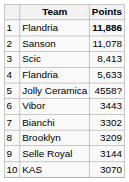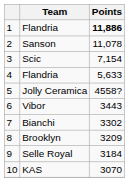(110, 59) 8,413 -> (110, 59) 7,154
(111, 153) 3144 -> (111, 153) 3184
